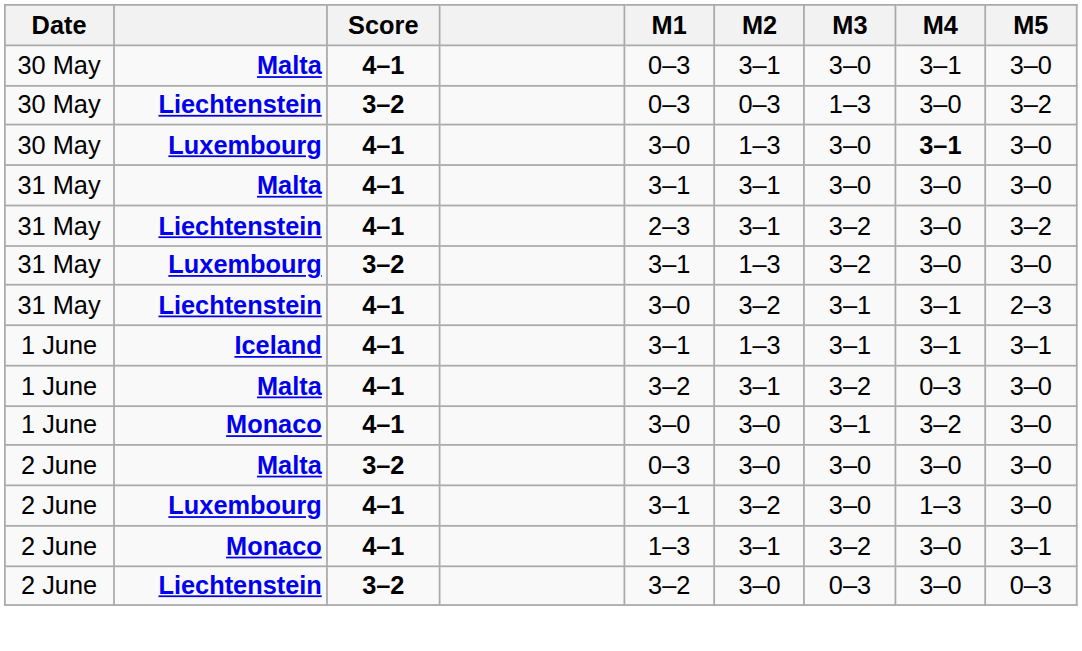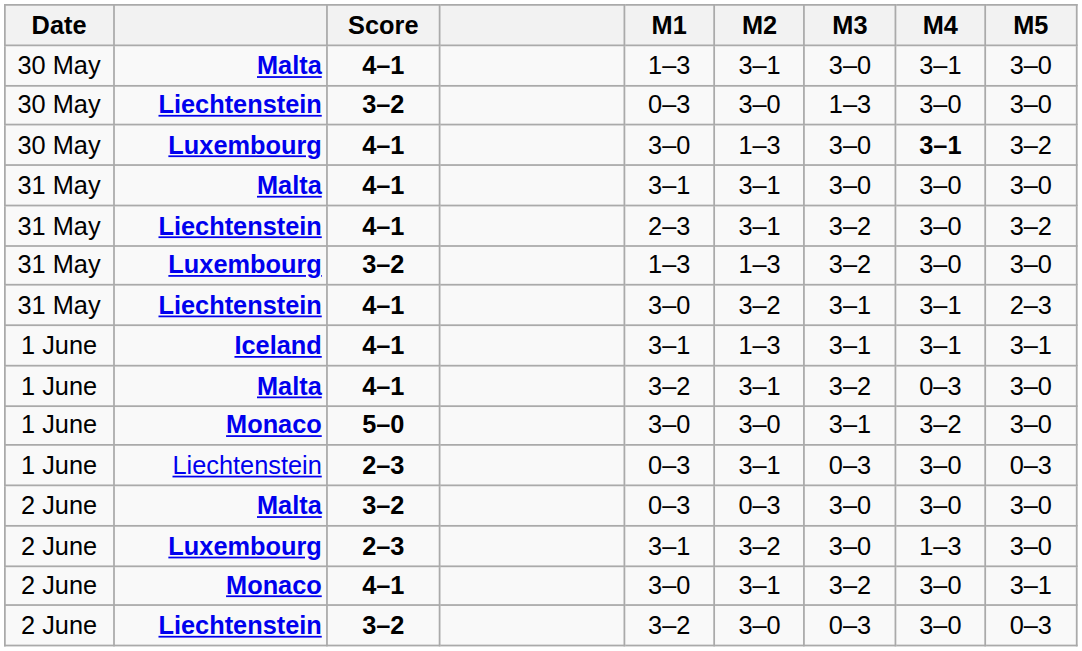(669, 65) 0–3 -> (669, 65) 1–3
(760, 105) 0–3 -> (760, 105) 3–0
(1031, 105) 3–2 -> (1031, 105) 3–0
(1031, 145) 3–0 -> (1031, 145) 3–2
(669, 266) 3–1 -> (669, 266) 1–3
(383, 426) 4–1 -> (383, 426) 5–0
+ row: (59, 466)
(760, 466) 3–0 -> (760, 506) 0–3
(383, 506) 4–1 -> (383, 546) 2–3
(669, 546) 1–3 -> (669, 586) 3–0
